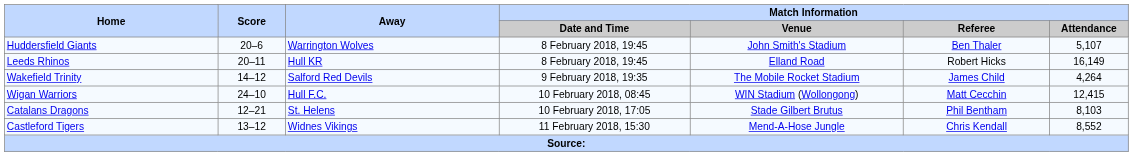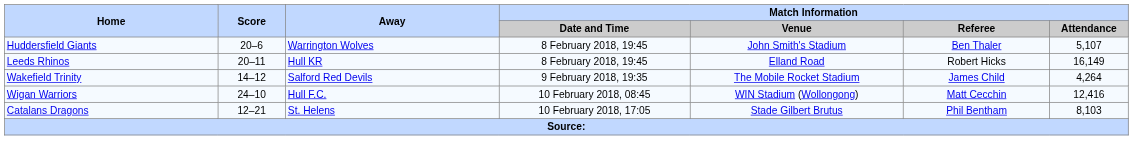(1089, 94) 12,415 -> (1089, 94) 12,416
- row: (45, 127)
